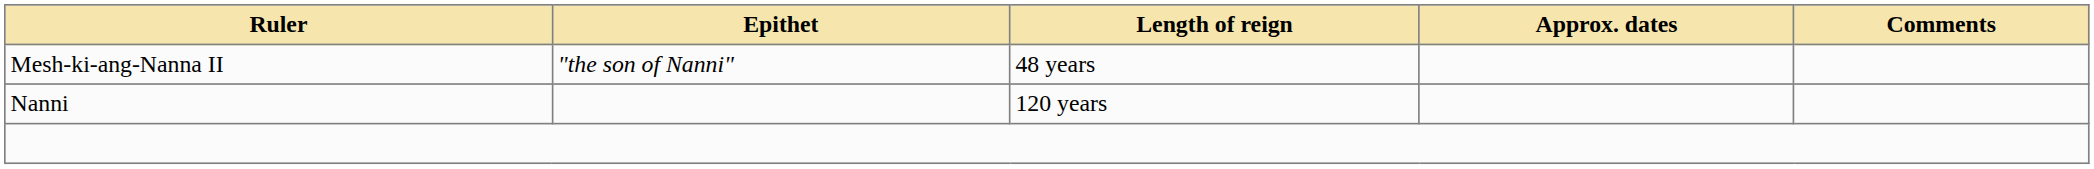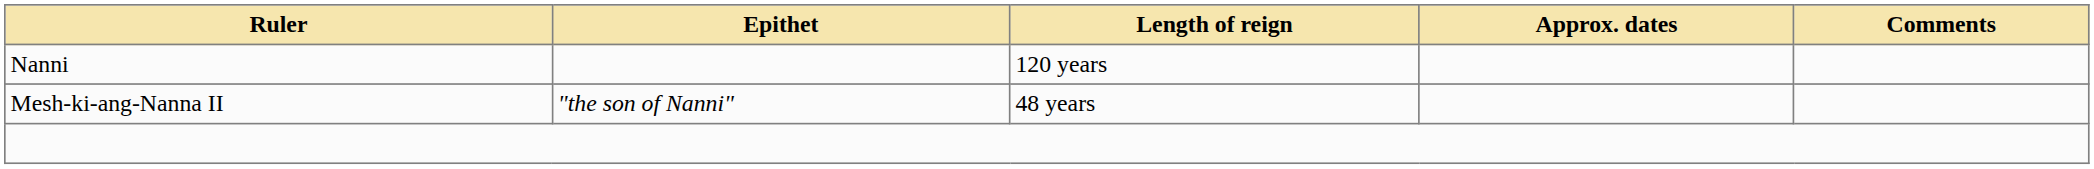rows swapped: (40, 103) <-> (117, 63)
